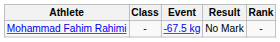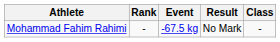columns swapped: (145, 13) <-> (261, 13)
